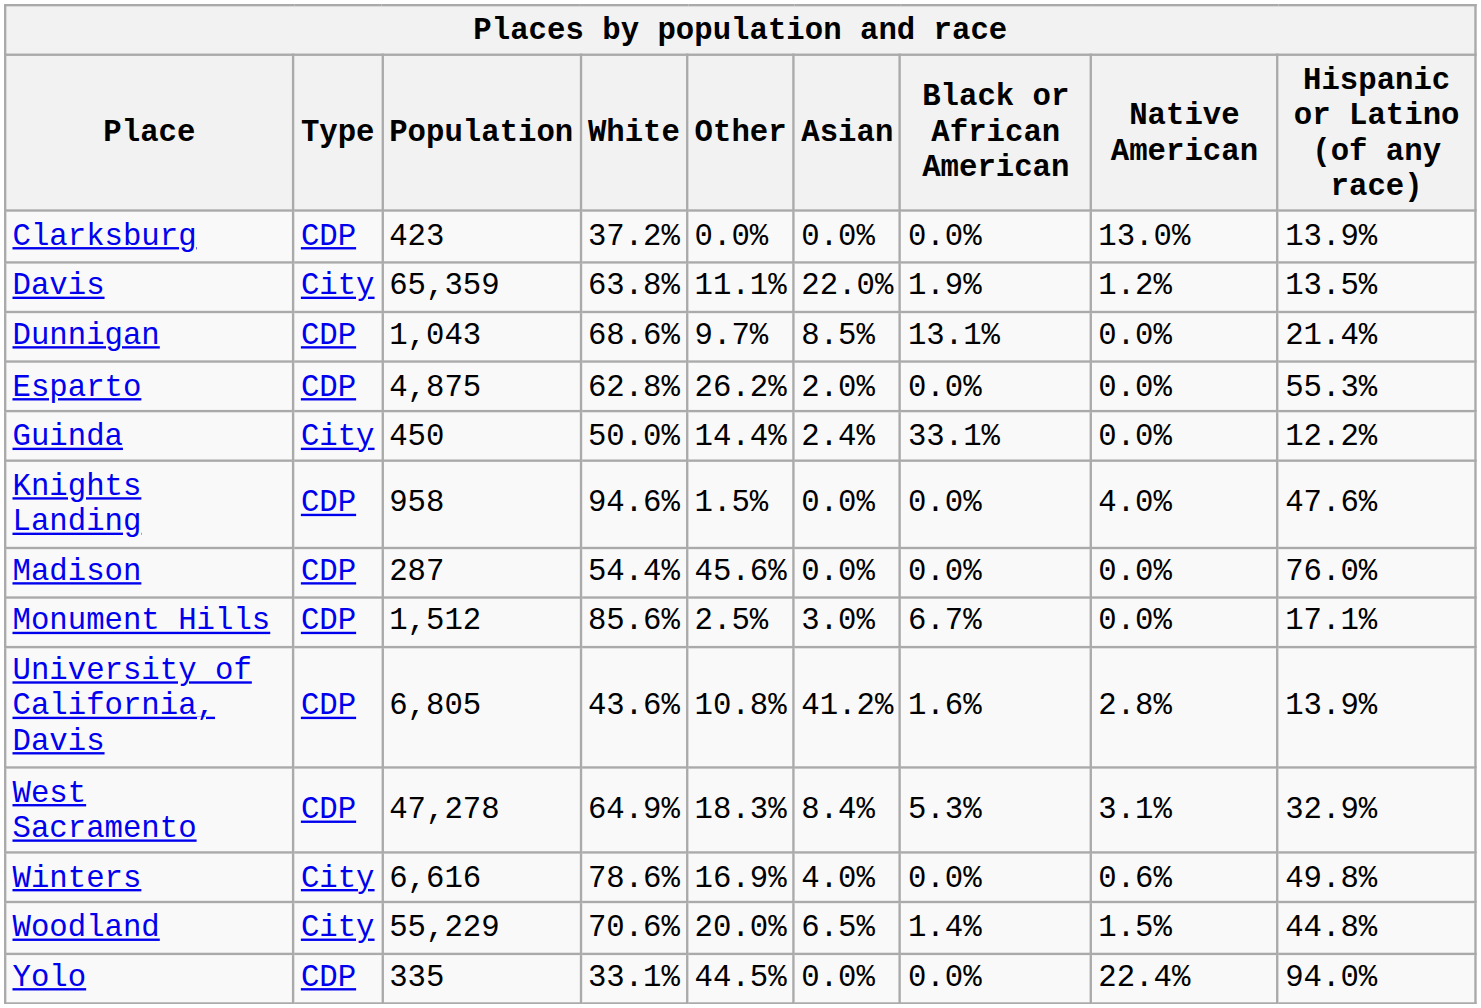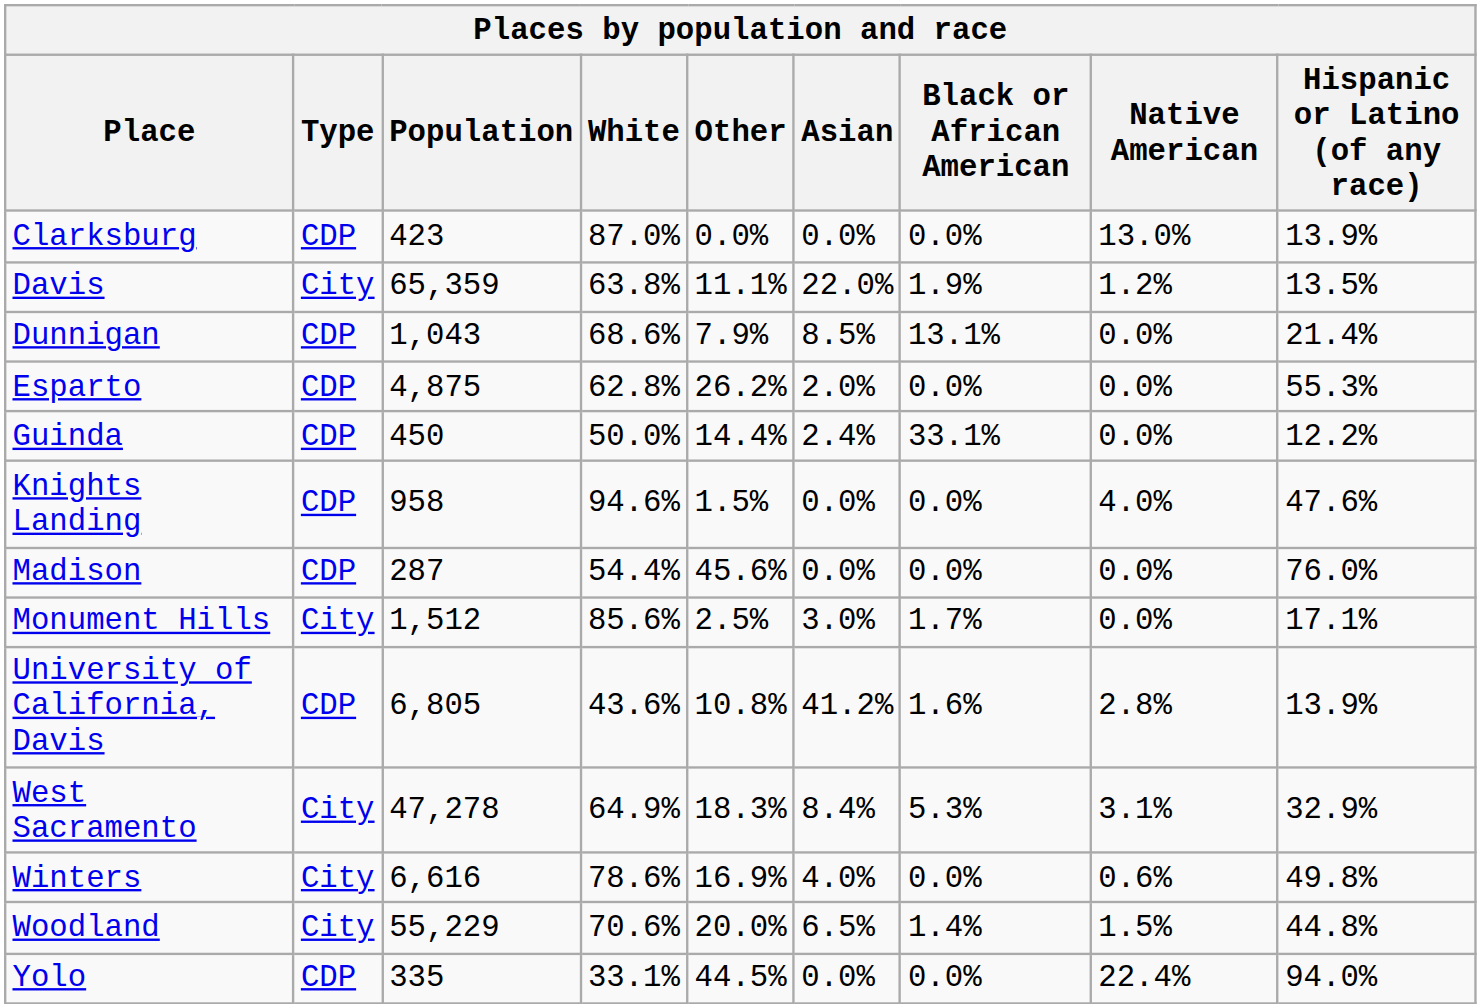(634, 236) 37.2% -> (634, 236) 87.0%
(731, 336) 9.7% -> (731, 336) 7.9%
(338, 436) City -> (328, 436) CDP
(328, 622) CDP -> (338, 622) City
(945, 622) 6.7% -> (945, 622) 1.7%
(328, 810) CDP -> (338, 810) City
